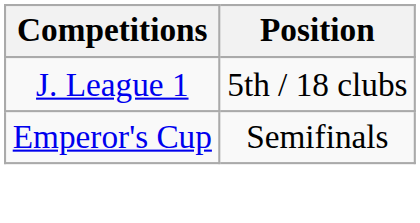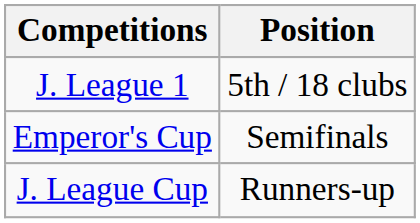+ row: (112, 189)
